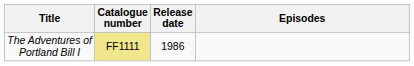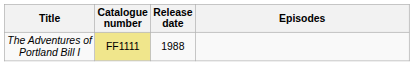(173, 46) 1986 -> (173, 46) 1988
